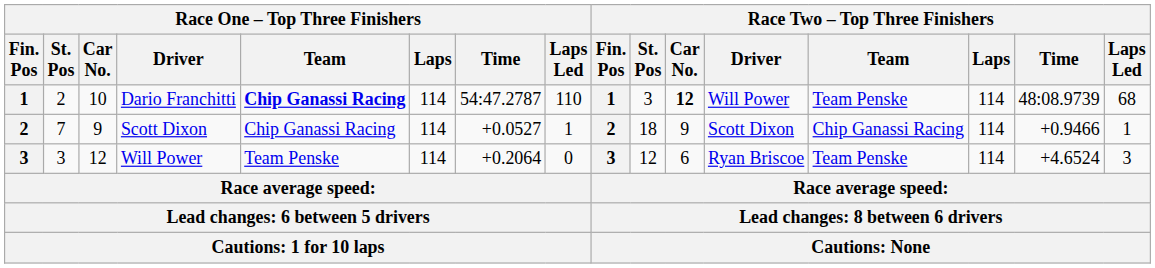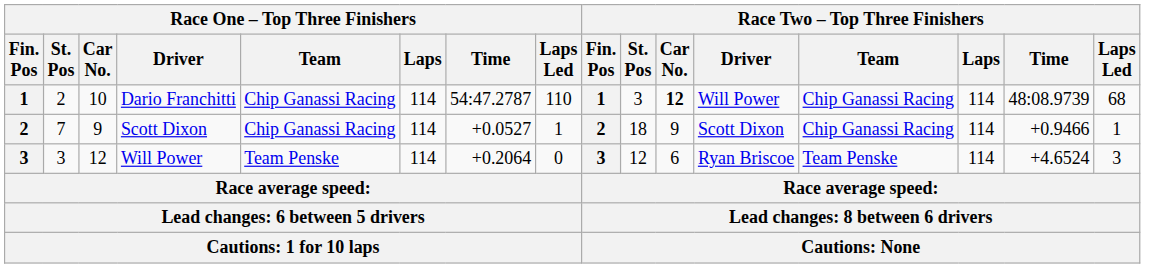(325, 99) bold -> (320, 99) normal
(860, 99) Team Penske -> (878, 99) Chip Ganassi Racing
